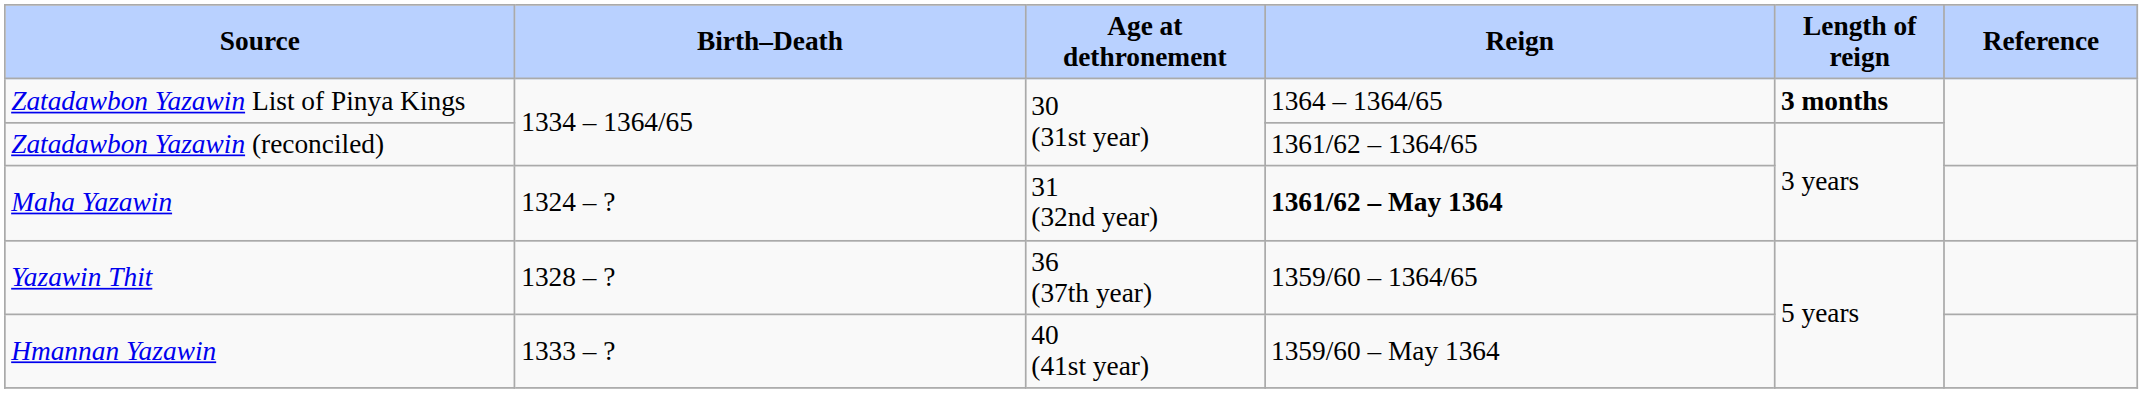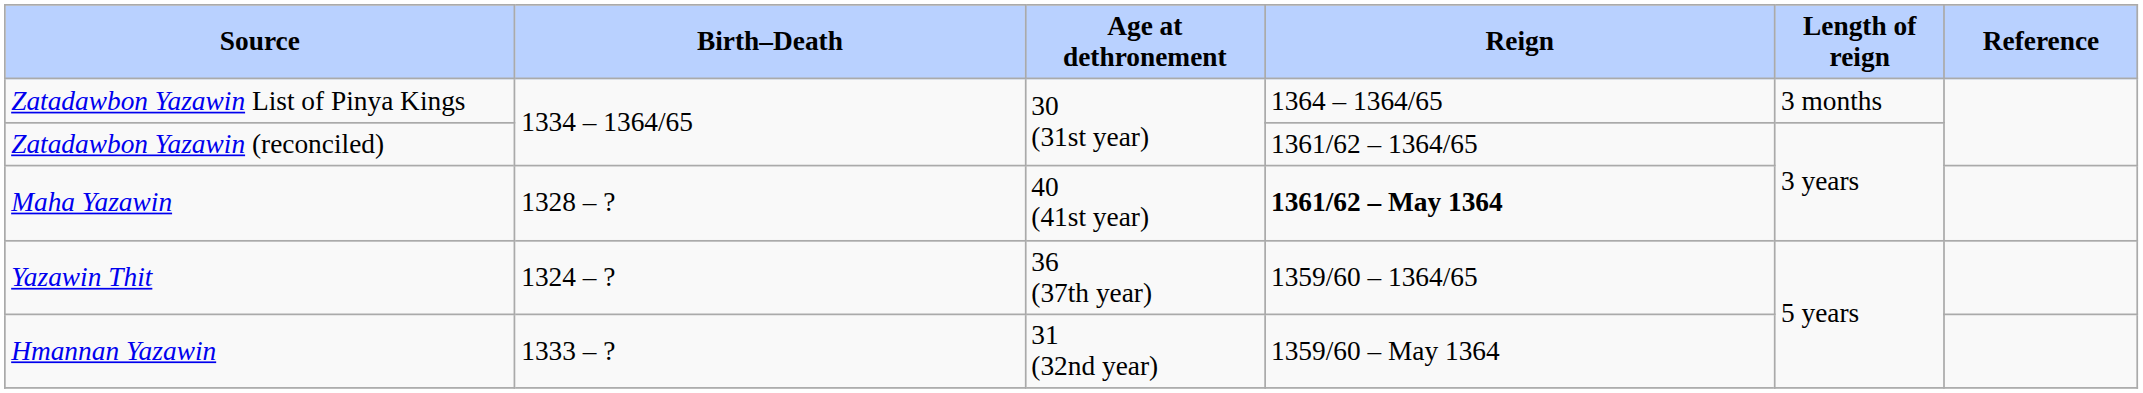(1835, 100) bold -> (1832, 100) normal
(568, 202) 1324 – ? -> (568, 202) 1328 – ?
(1095, 202) 31 (32nd year) -> (1090, 202) 40 (41st year)
(568, 276) 1328 – ? -> (568, 276) 1324 – ?
(1090, 350) 40 (41st year) -> (1095, 350) 31 (32nd year)
